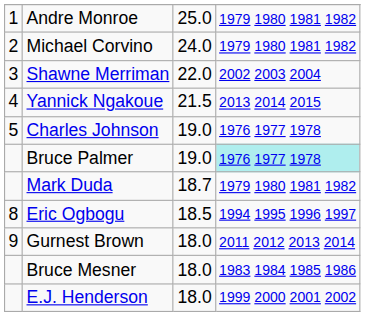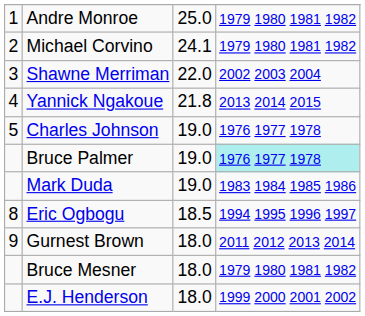(195, 46) 24.0 -> (195, 46) 24.1
(195, 102) 21.5 -> (195, 102) 21.8
(195, 185) 18.7 -> (195, 185) 19.0
(288, 186) 1979 1980 1981 1982 -> (288, 186) 1983 1984 1985 1986
(288, 270) 1983 1984 1985 1986 -> (288, 270) 1979 1980 1981 1982
